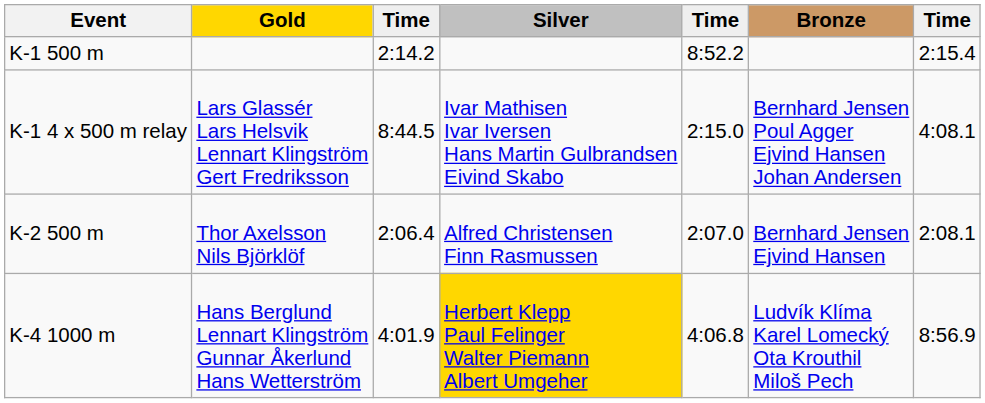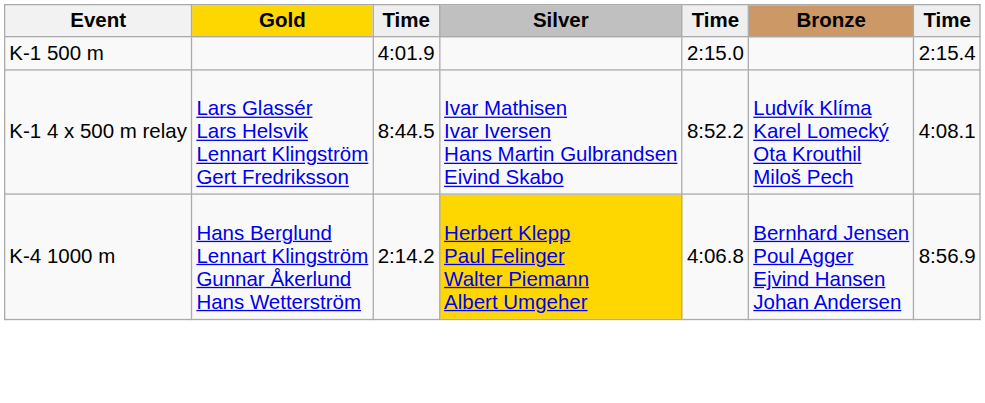(406, 53) 2:14.2 -> (406, 53) 4:01.9
(715, 53) 8:52.2 -> (715, 53) 2:15.0
(715, 131) 2:15.0 -> (715, 131) 8:52.2
(831, 143) Bernhard Jensen Poul Agger Ejvind Hansen Johan Andersen -> (821, 143) Ludvík Klíma Karel Lomecký Ota Krouthil Miloš Pech
- row: (57, 233)
(406, 334) 4:01.9 -> (406, 256) 2:14.2
(821, 346) Ludvík Klíma Karel Lomecký Ota Krouthil Miloš Pech -> (831, 267) Bernhard Jensen Poul Agger Ejvind Hansen Johan Andersen
